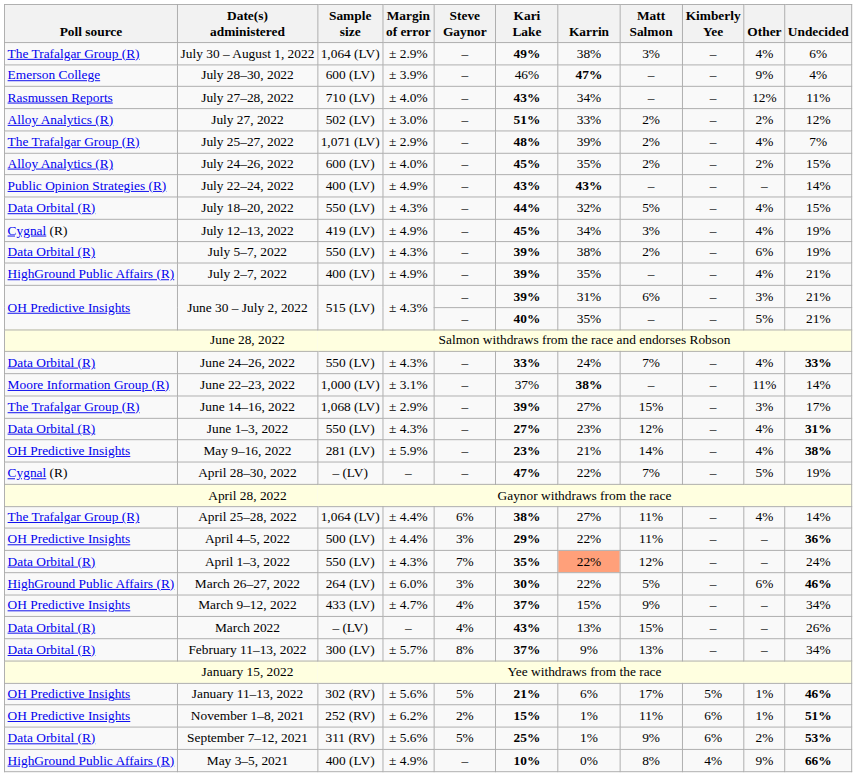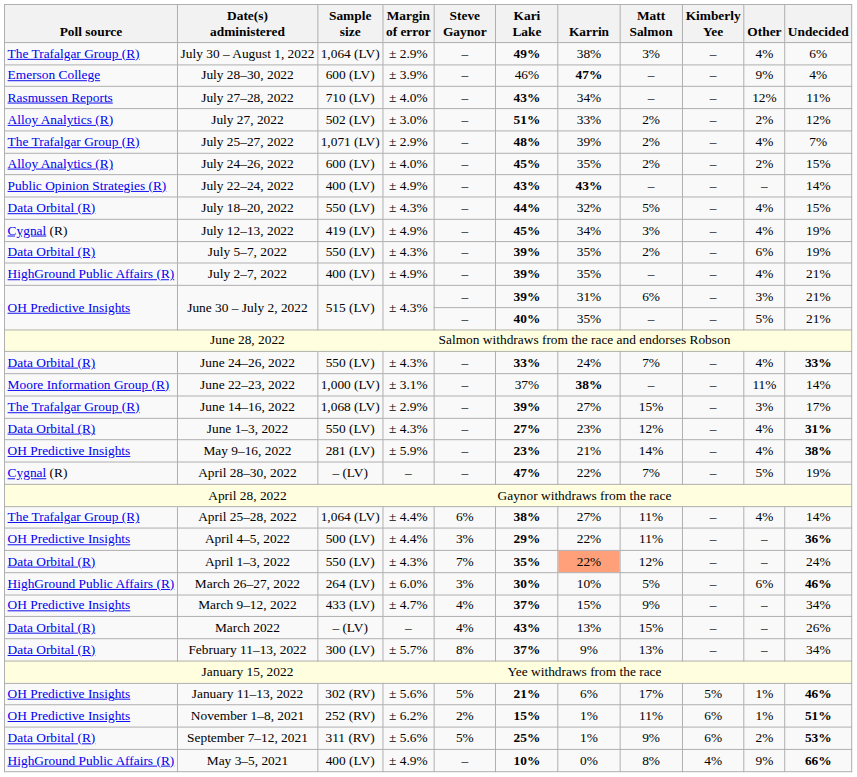(589, 252) 38% -> (589, 252) 35%
(589, 583) 22% -> (589, 583) 10%
